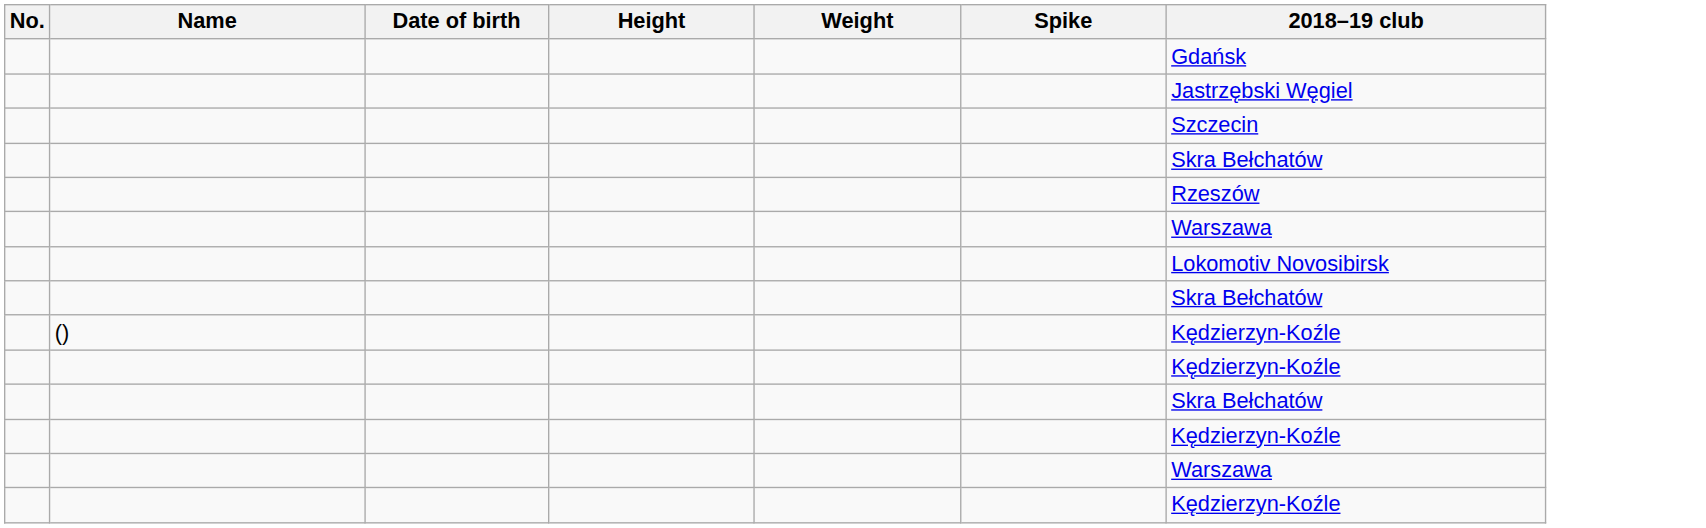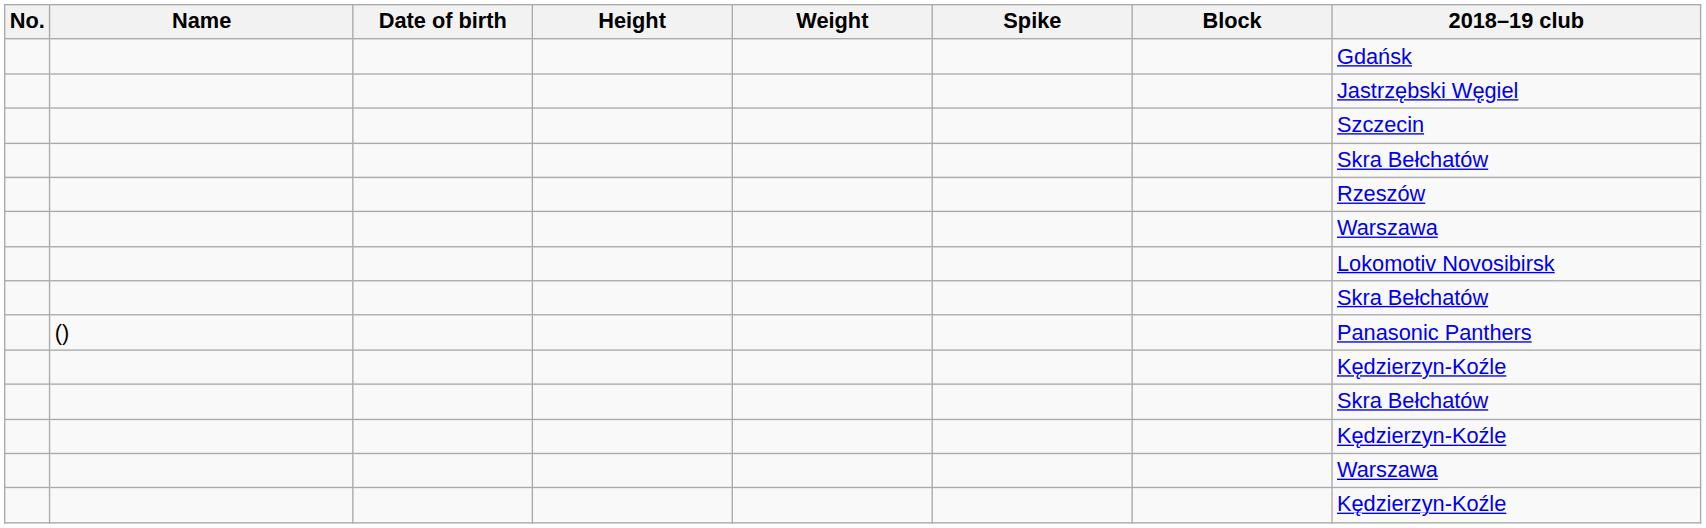+ column: (1232, 21)
(1256, 332) Kędzierzyn-Koźle -> (1434, 332) Panasonic Panthers
